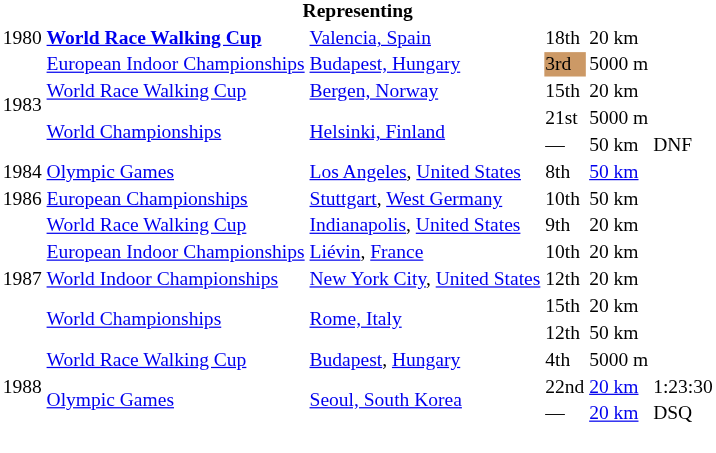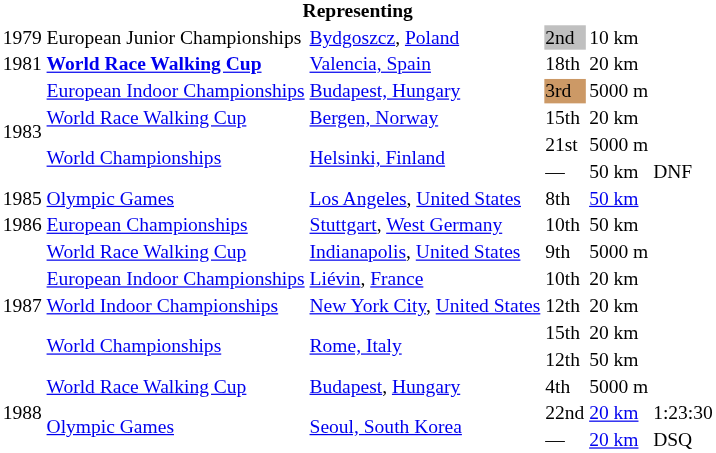+ row: (384, 37)
(22, 37) 1980 -> (22, 64) 1981
(22, 171) 1984 -> (22, 198) 1985
(614, 225) 20 km -> (619, 252) 5000 m
